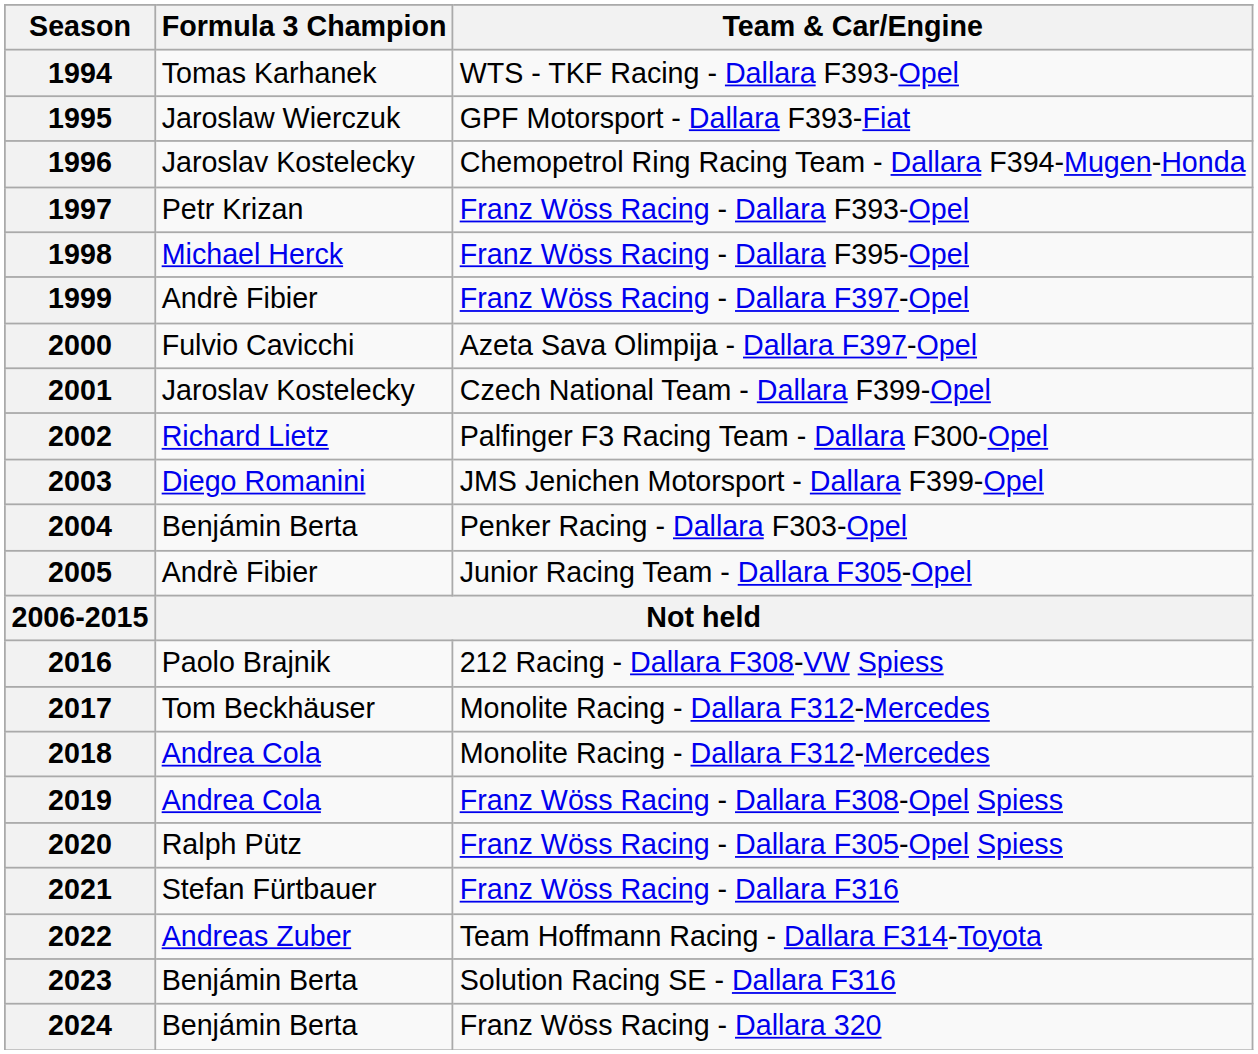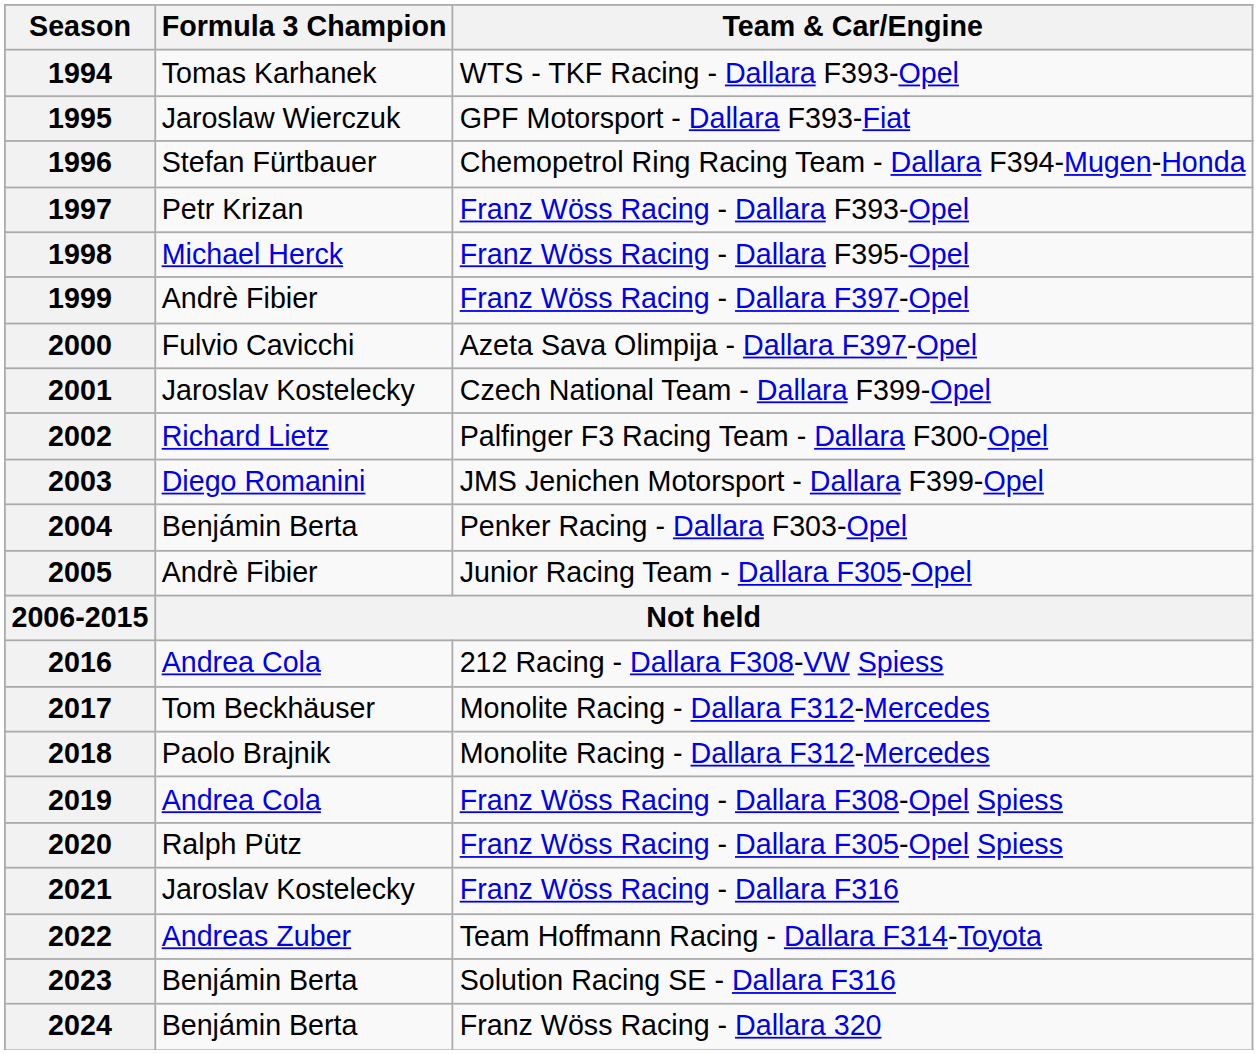(288, 163) Jaroslav Kostelecky -> (269, 163) Stefan Fürtbauer
(246, 663) Paolo Brajnik -> (241, 663) Andrea Cola
(241, 753) Andrea Cola -> (246, 753) Paolo Brajnik
(269, 890) Stefan Fürtbauer -> (288, 890) Jaroslav Kostelecky
